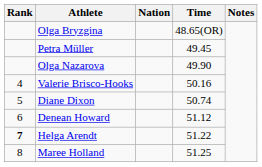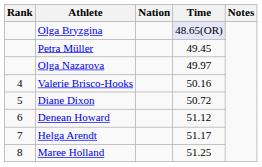(199, 30) no background -> (199, 30) lavender background
(199, 65) 49.90 -> (199, 65) 49.97
(199, 100) 50.74 -> (199, 100) 50.72
(20, 135) bold -> (20, 135) normal
(199, 135) 51.22 -> (199, 135) 51.17
